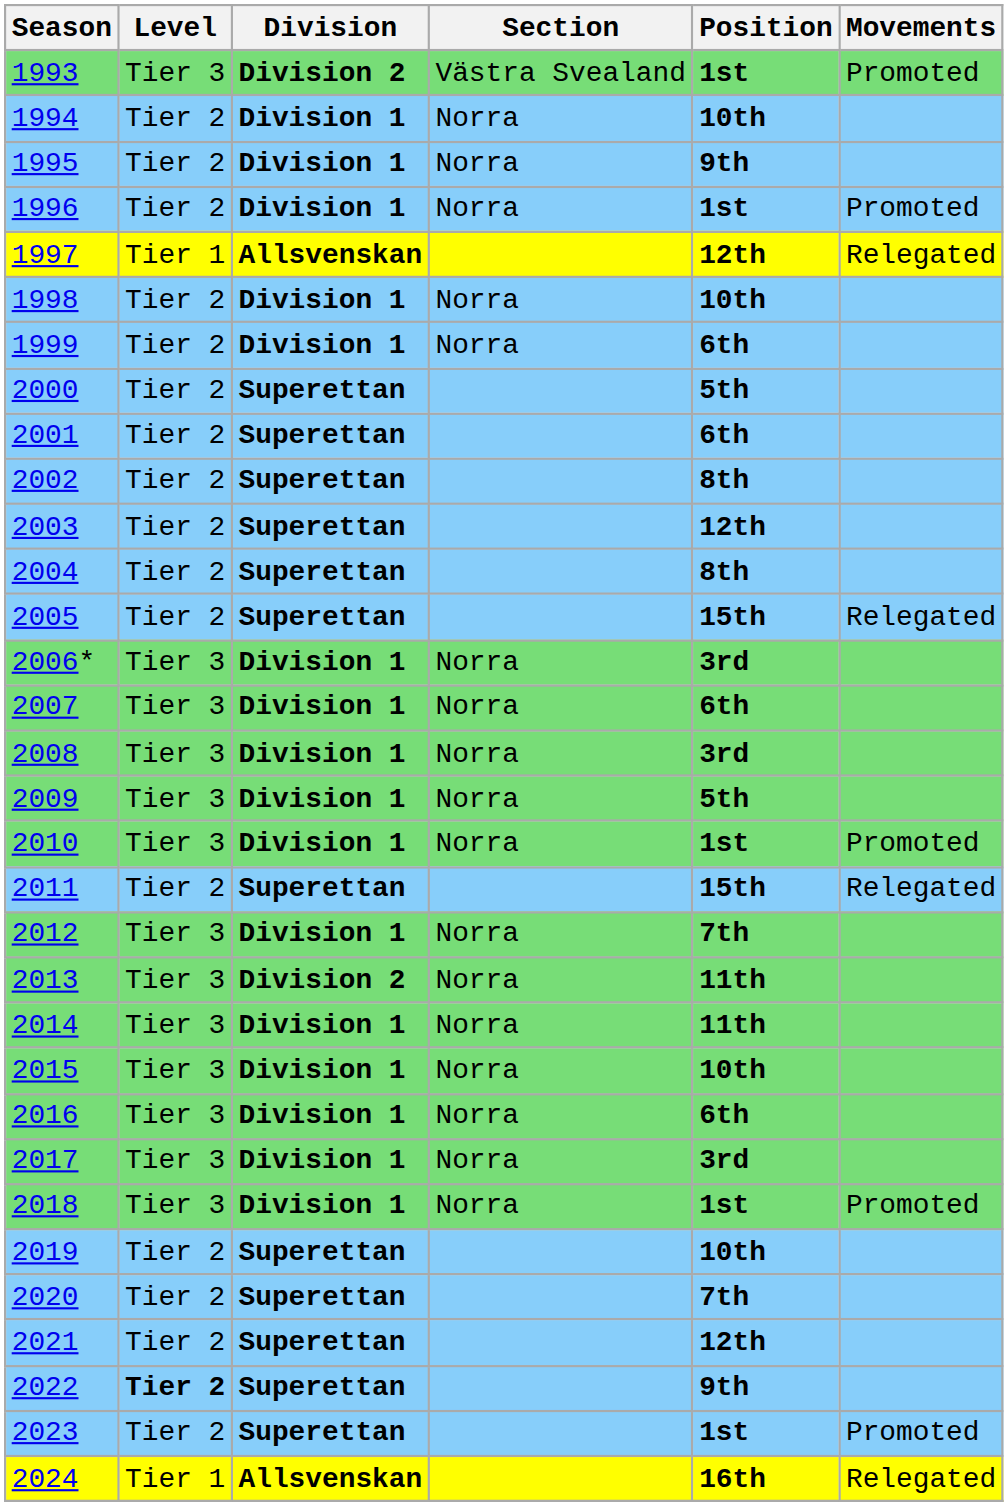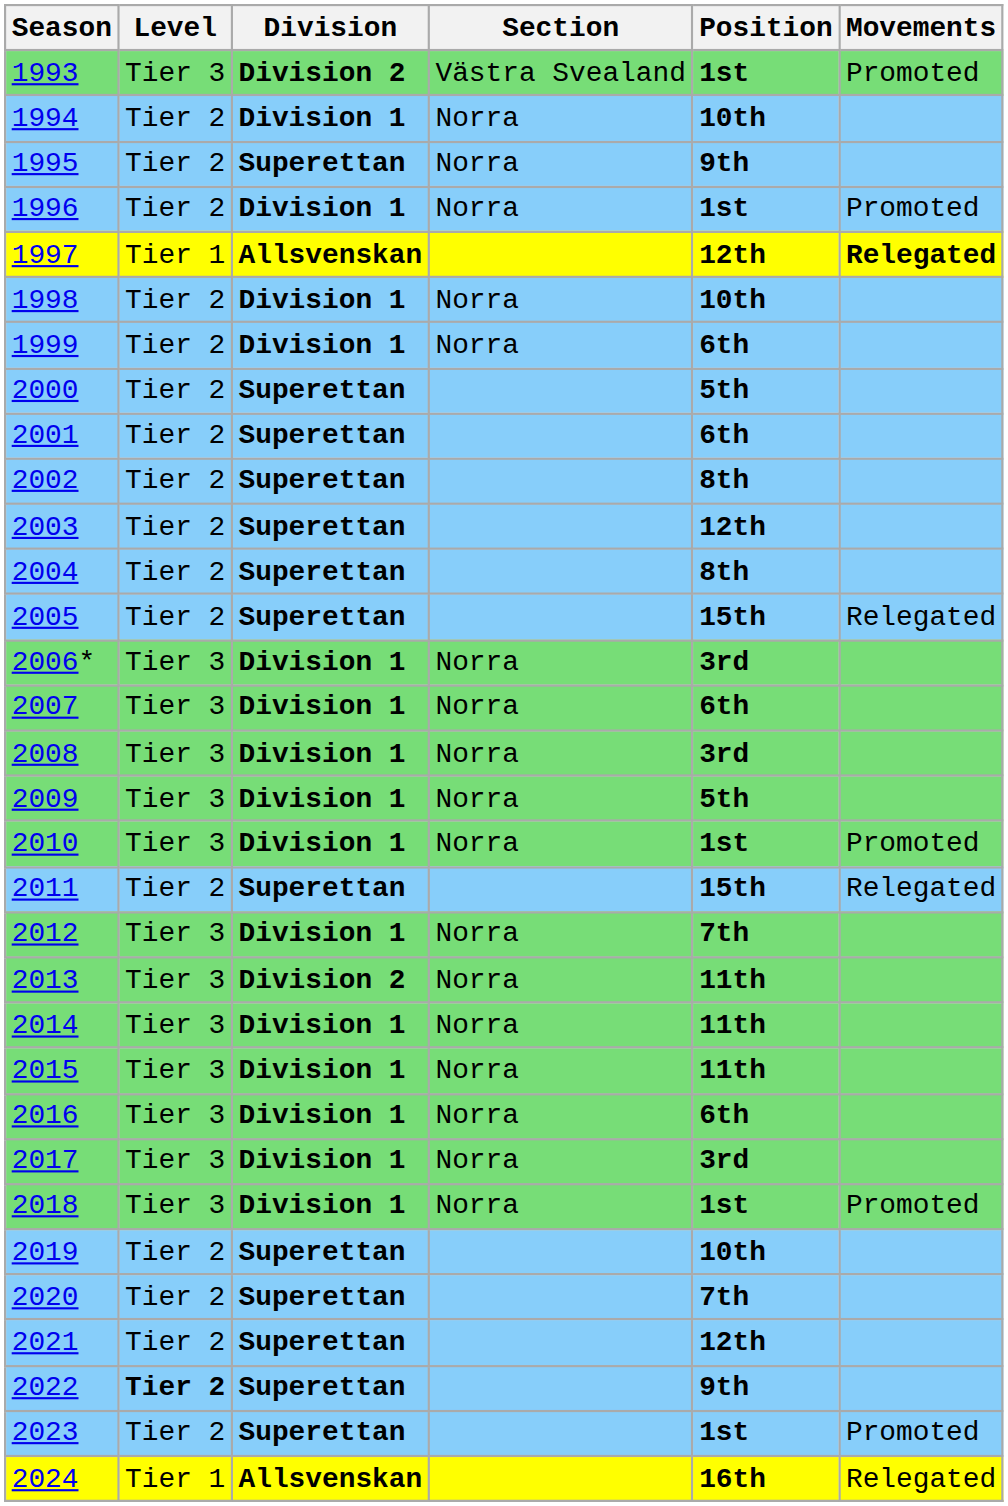(322, 164) Division 1 -> (322, 164) Superettan
(921, 254) normal -> (921, 254) bold
(733, 1071) 10th -> (733, 1071) 11th
